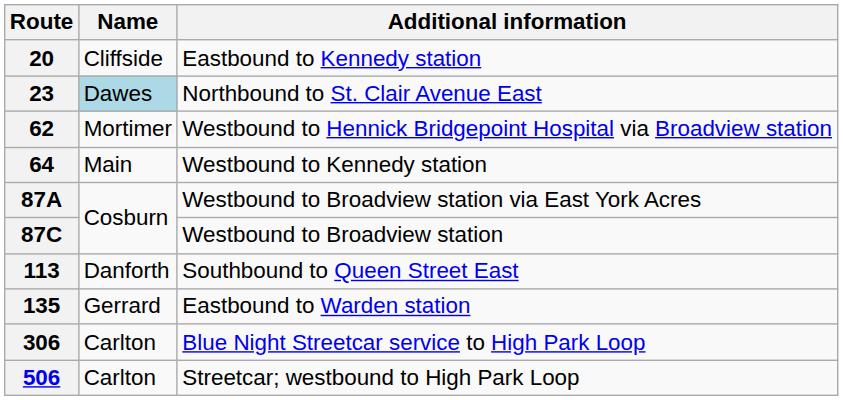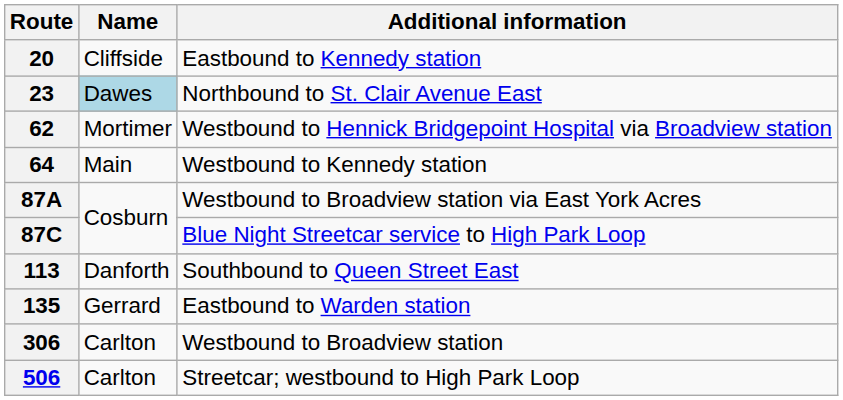(343, 235) Westbound to Broadview station -> (414, 235) Blue Night Streetcar service to High Park Loop
(414, 341) Blue Night Streetcar service to High Park Loop -> (343, 341) Westbound to Broadview station
